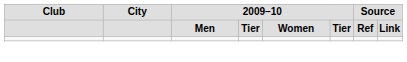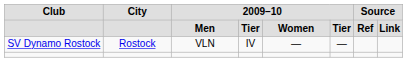+ row: (205, 44)
